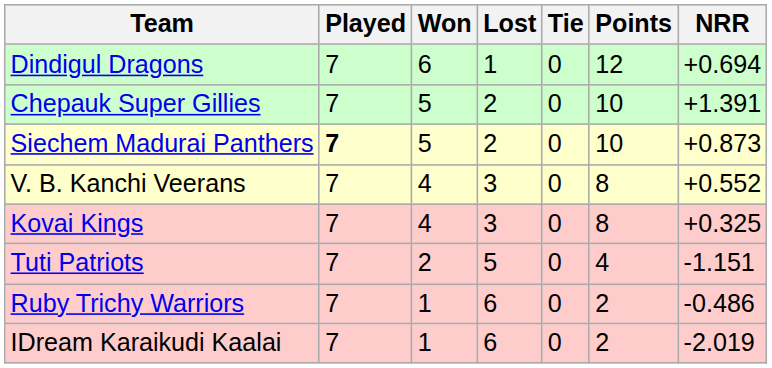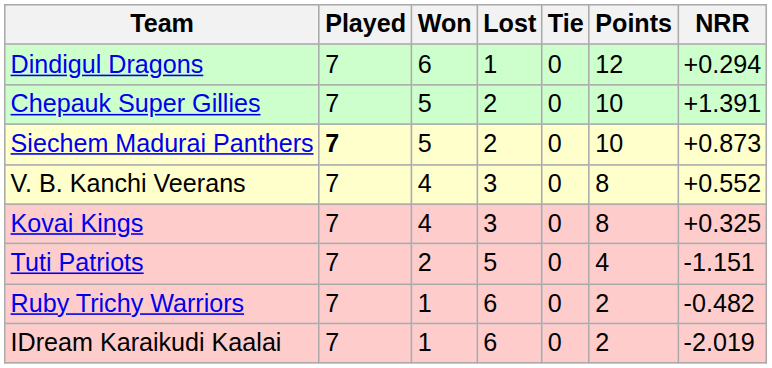(722, 64) +0.694 -> (722, 64) +0.294
(719, 303) -0.486 -> (719, 303) -0.482
